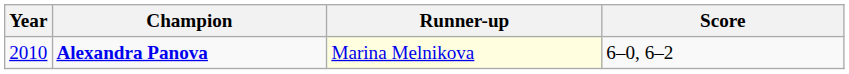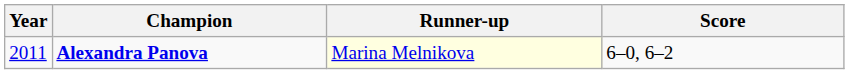(28, 52) 2010 -> (28, 52) 2011
